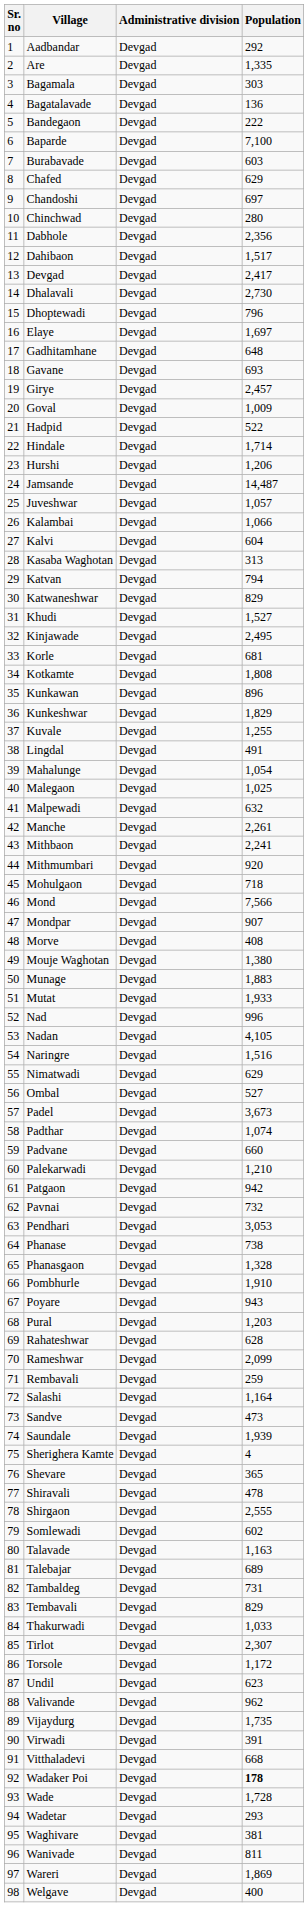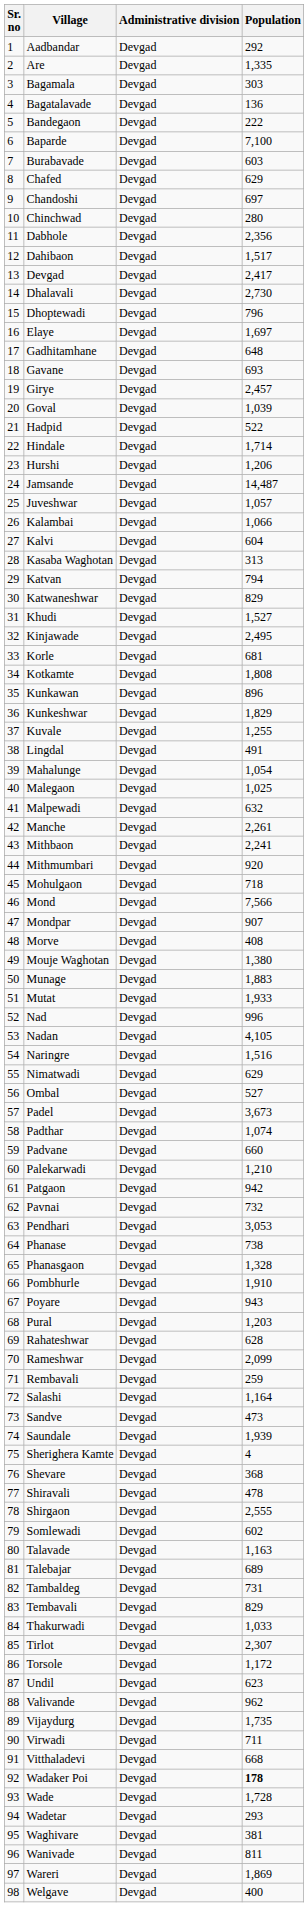(258, 408) 1,009 -> (258, 408) 1,039
(254, 1473) 365 -> (254, 1473) 368
(254, 1740) 391 -> (254, 1740) 711
